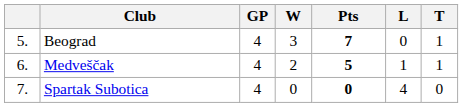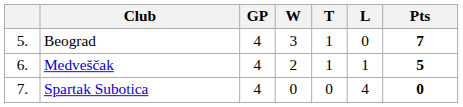columns swapped: (439, 16) <-> (348, 16)
